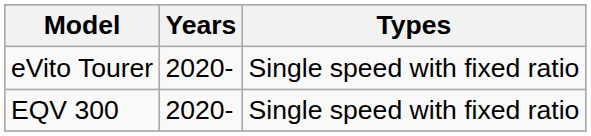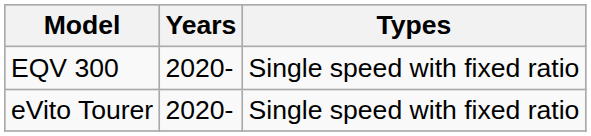rows swapped: (65, 109) <-> (82, 67)
